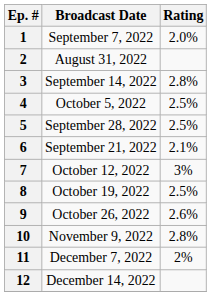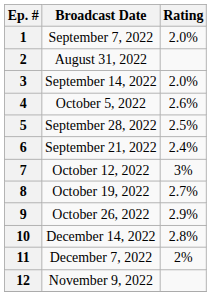(183, 81) 2.8% -> (183, 81) 2.0%
(183, 103) 2.5% -> (183, 103) 2.6%
(183, 147) 2.1% -> (183, 147) 2.4%
(183, 192) 2.5% -> (183, 192) 2.7%
(183, 214) 2.6% -> (183, 214) 2.9%
(101, 236) November 9, 2022 -> (101, 236) December 14, 2022
(101, 280) December 14, 2022 -> (101, 280) November 9, 2022
